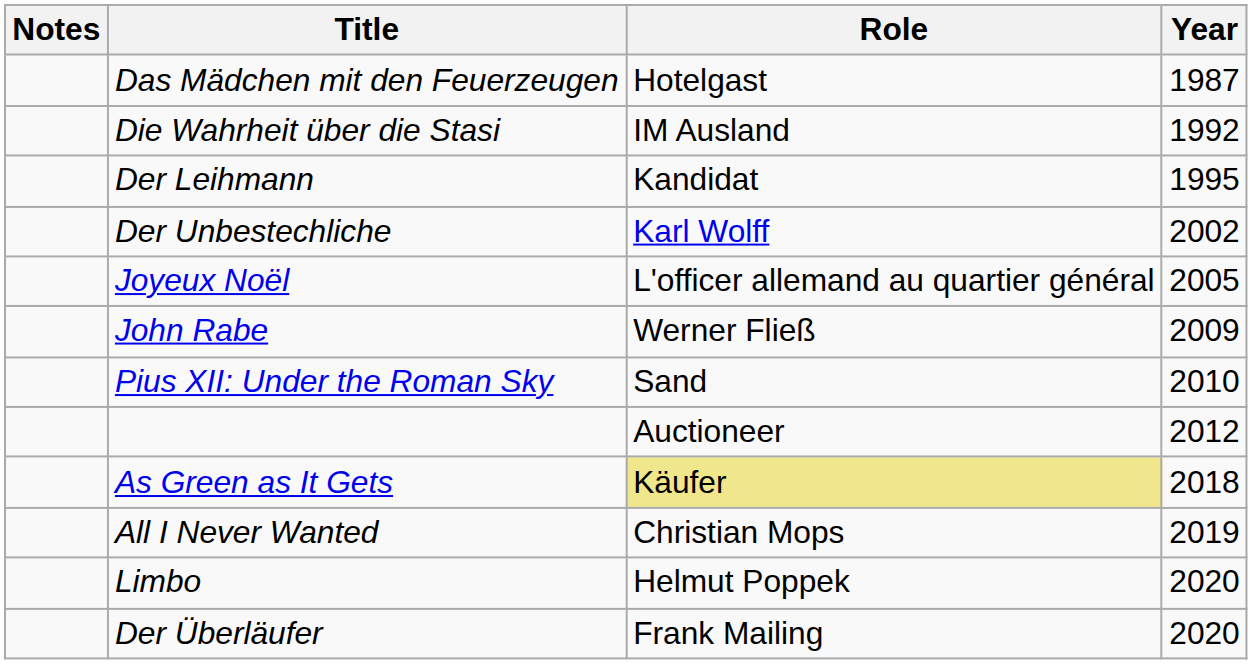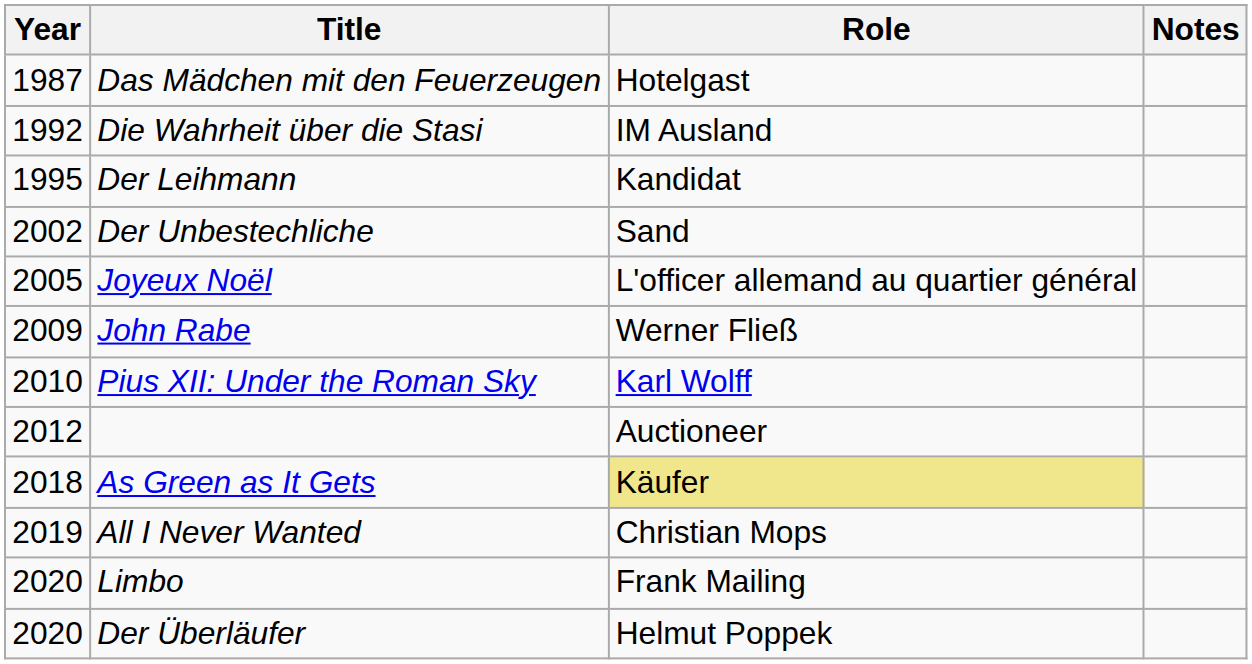columns swapped: (1204, 29) <-> (56, 29)
(701, 230) Karl Wolff -> (653, 230) Sand
(670, 381) Sand -> (684, 381) Karl Wolff
(741, 582) Helmut Poppek -> (711, 582) Frank Mailing
(728, 632) Frank Mailing -> (724, 632) Helmut Poppek
